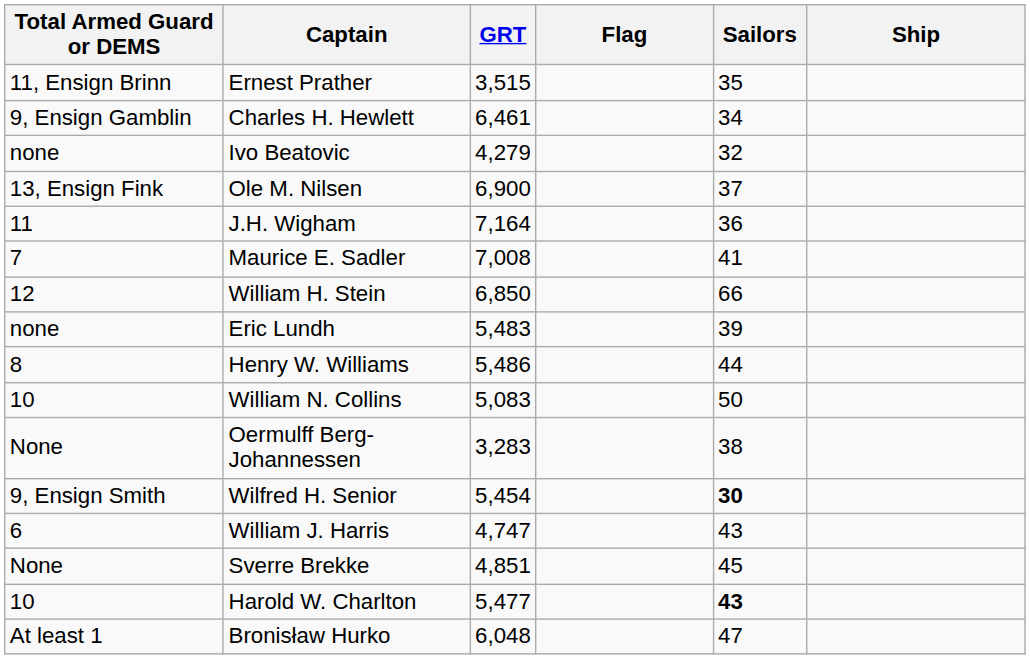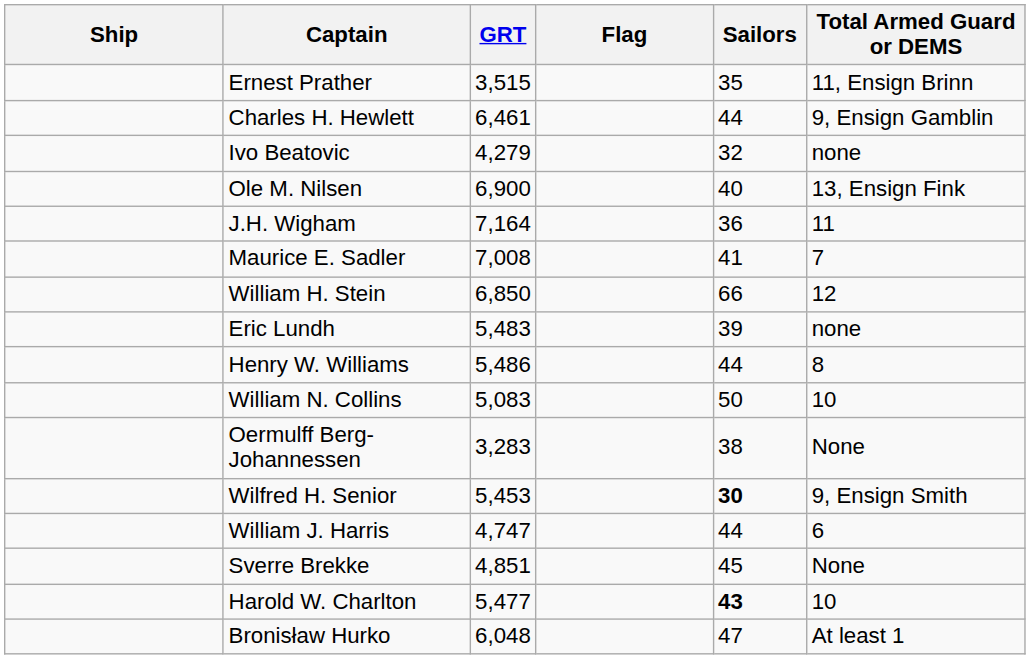columns swapped: (916, 34) <-> (114, 34)
(730, 117) 34 -> (730, 117) 44
(730, 188) 37 -> (730, 188) 40
(503, 495) 5,454 -> (503, 495) 5,453
(730, 530) 43 -> (730, 530) 44
